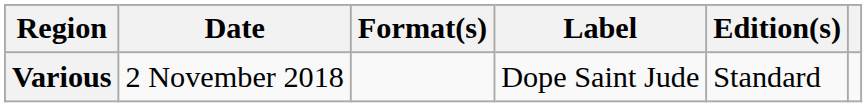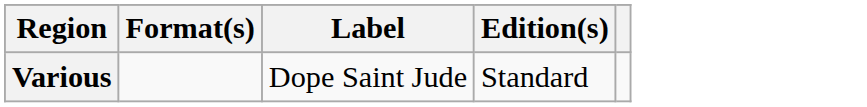- column: (235, 28)
